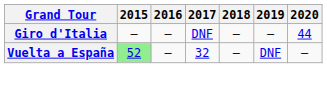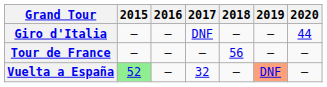+ row: (61, 53)
(270, 53) no background -> (270, 72) lightsalmon background
